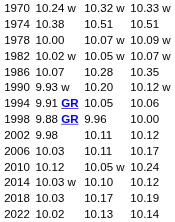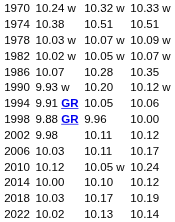(50, 40) 10.00 -> (56, 40) 10.03 w
(56, 183) 10.03 w -> (50, 183) 10.00
